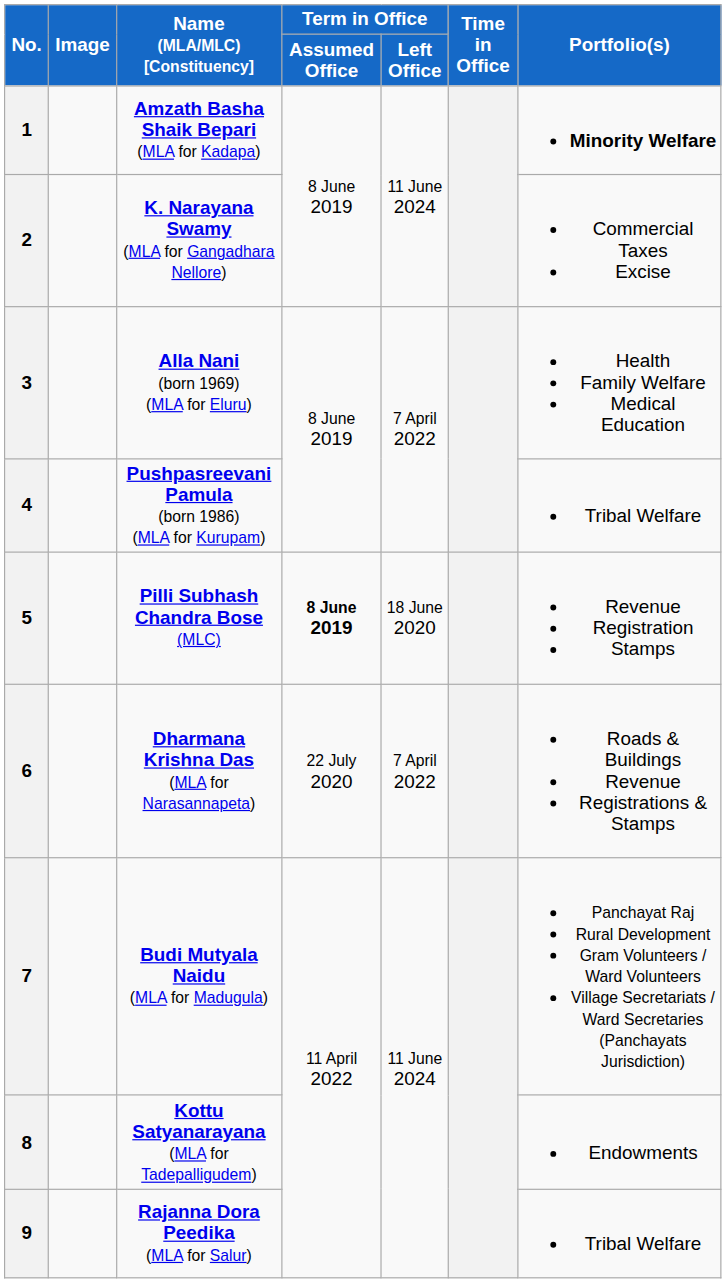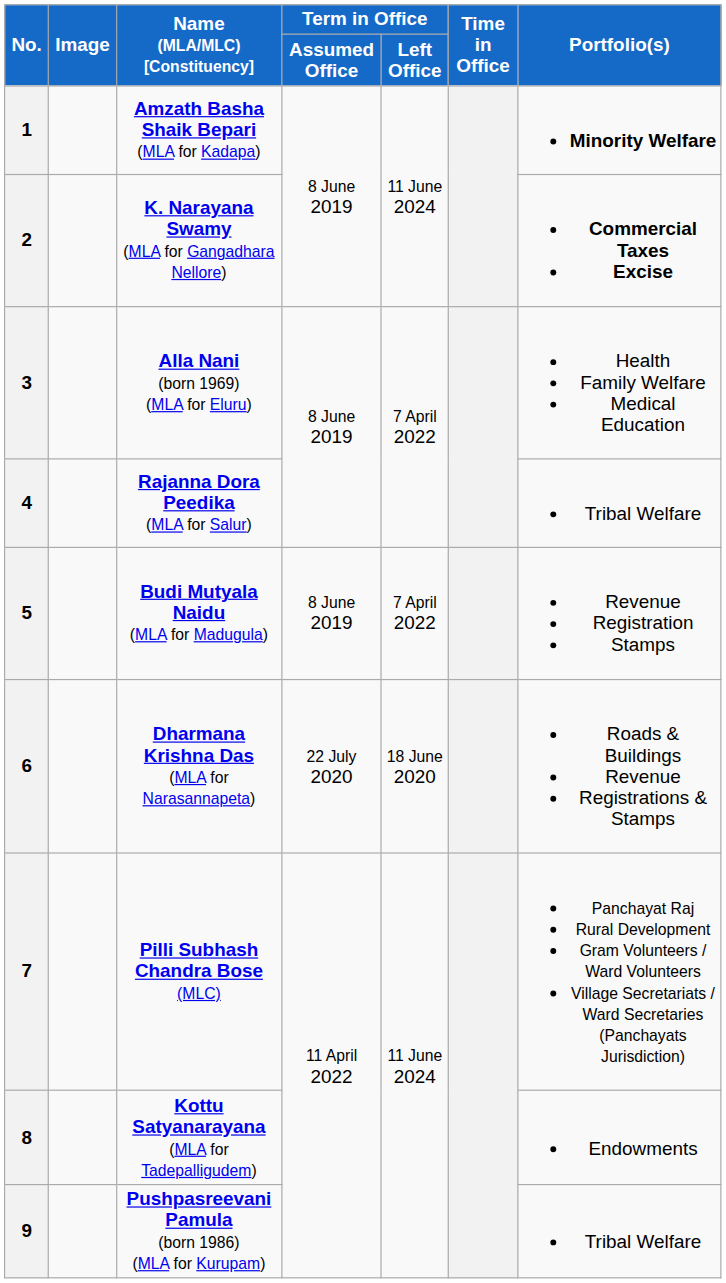(619, 251) normal -> (619, 251) bold
(199, 505) Pushpasreevani Pamula (born 1986) (MLA for Kurupam) -> (199, 503) Rajanna Dora Peedika (MLA for Salur)
(199, 618) Pilli Subhash Chandra Bose (MLC) -> (199, 613) Budi Mutyala Naidu (MLA for Madugula)
(332, 618) bold -> (332, 614) normal
(415, 619) 18 June 2020 -> (415, 614) 7 April 2022
(415, 771) 7 April 2022 -> (415, 767) 18 June 2020
(199, 976) Budi Mutyala Naidu (MLA for Madugula) -> (199, 971) Pilli Subhash Chandra Bose (MLC)
(199, 1233) Rajanna Dora Peedika (MLA for Salur) -> (199, 1231) Pushpasreevani Pamula (born 1986) (MLA for Kurupam)
